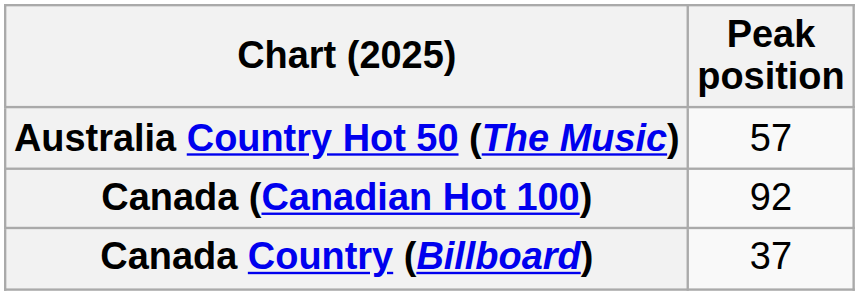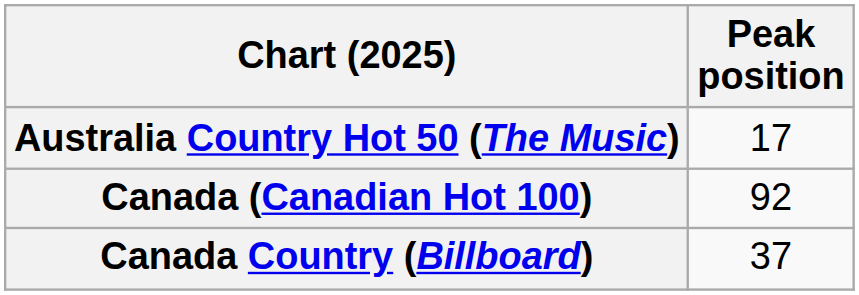(771, 137) 57 -> (771, 137) 17
